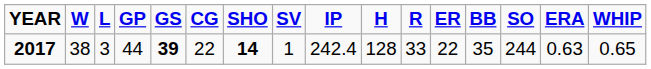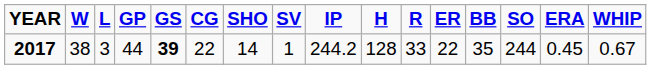(247, 49) bold -> (247, 49) normal
(333, 49) 242.4 -> (333, 49) 244.2
(565, 49) 0.63 -> (565, 49) 0.45
(618, 49) 0.65 -> (618, 49) 0.67
